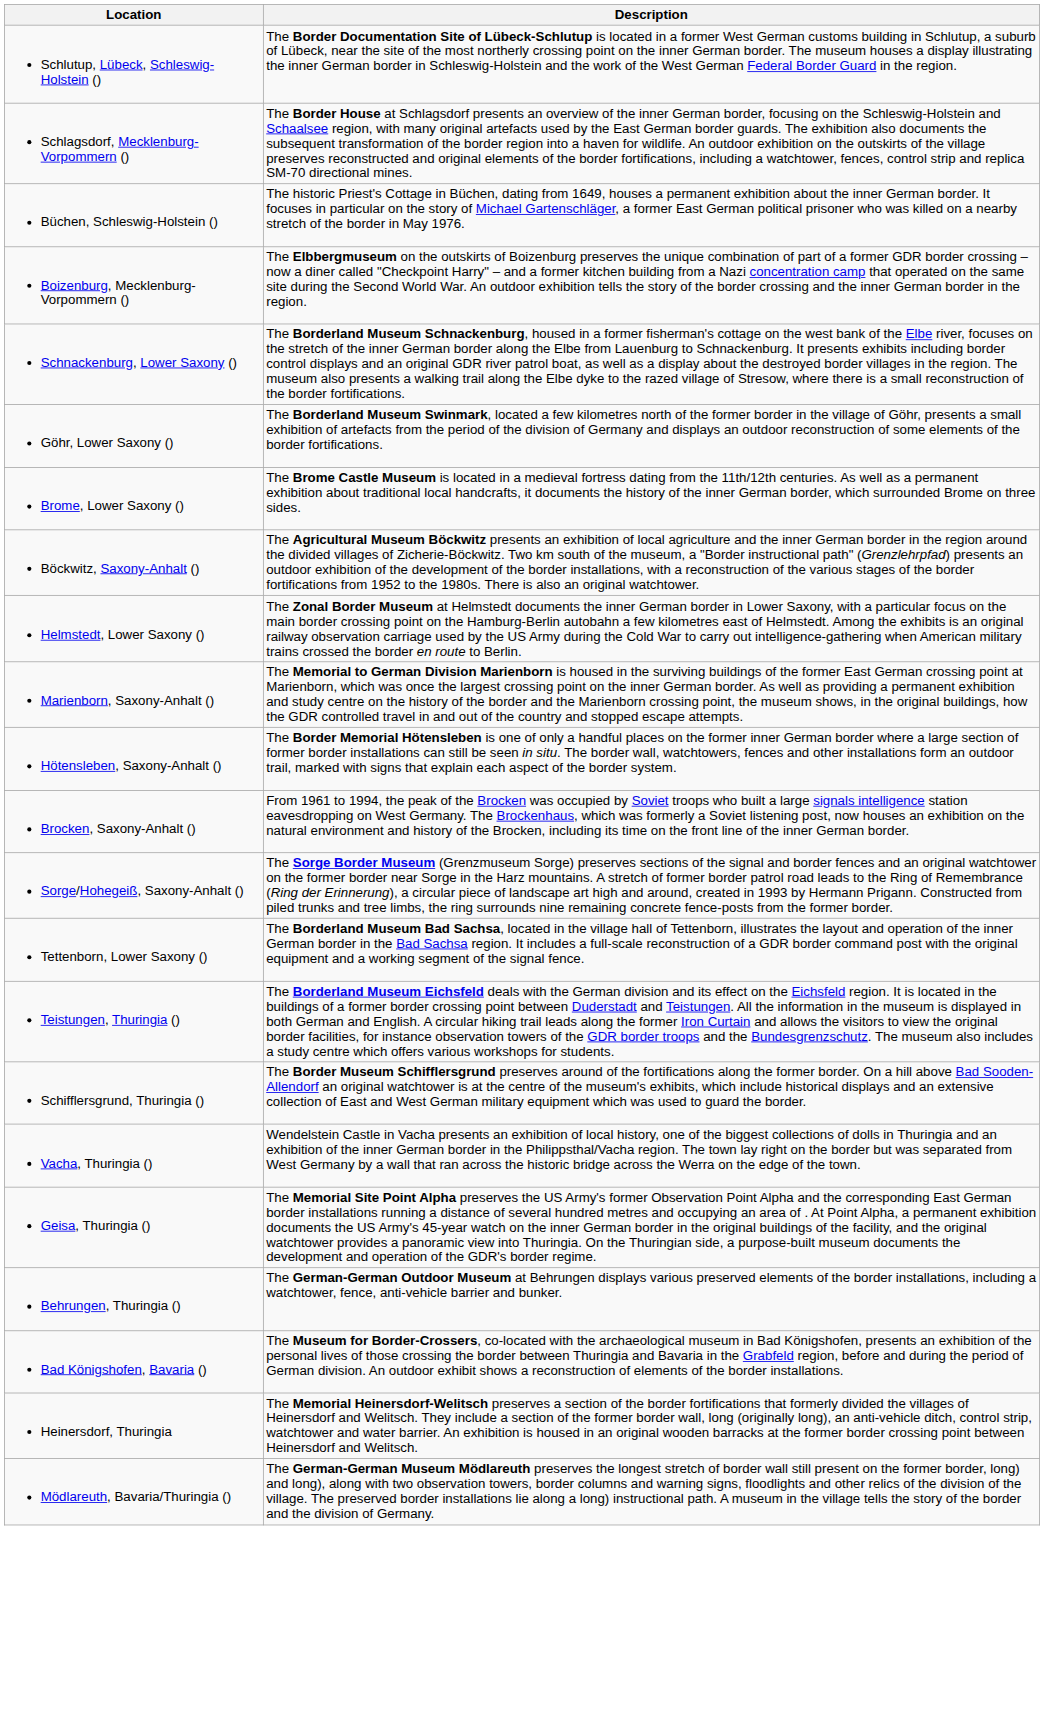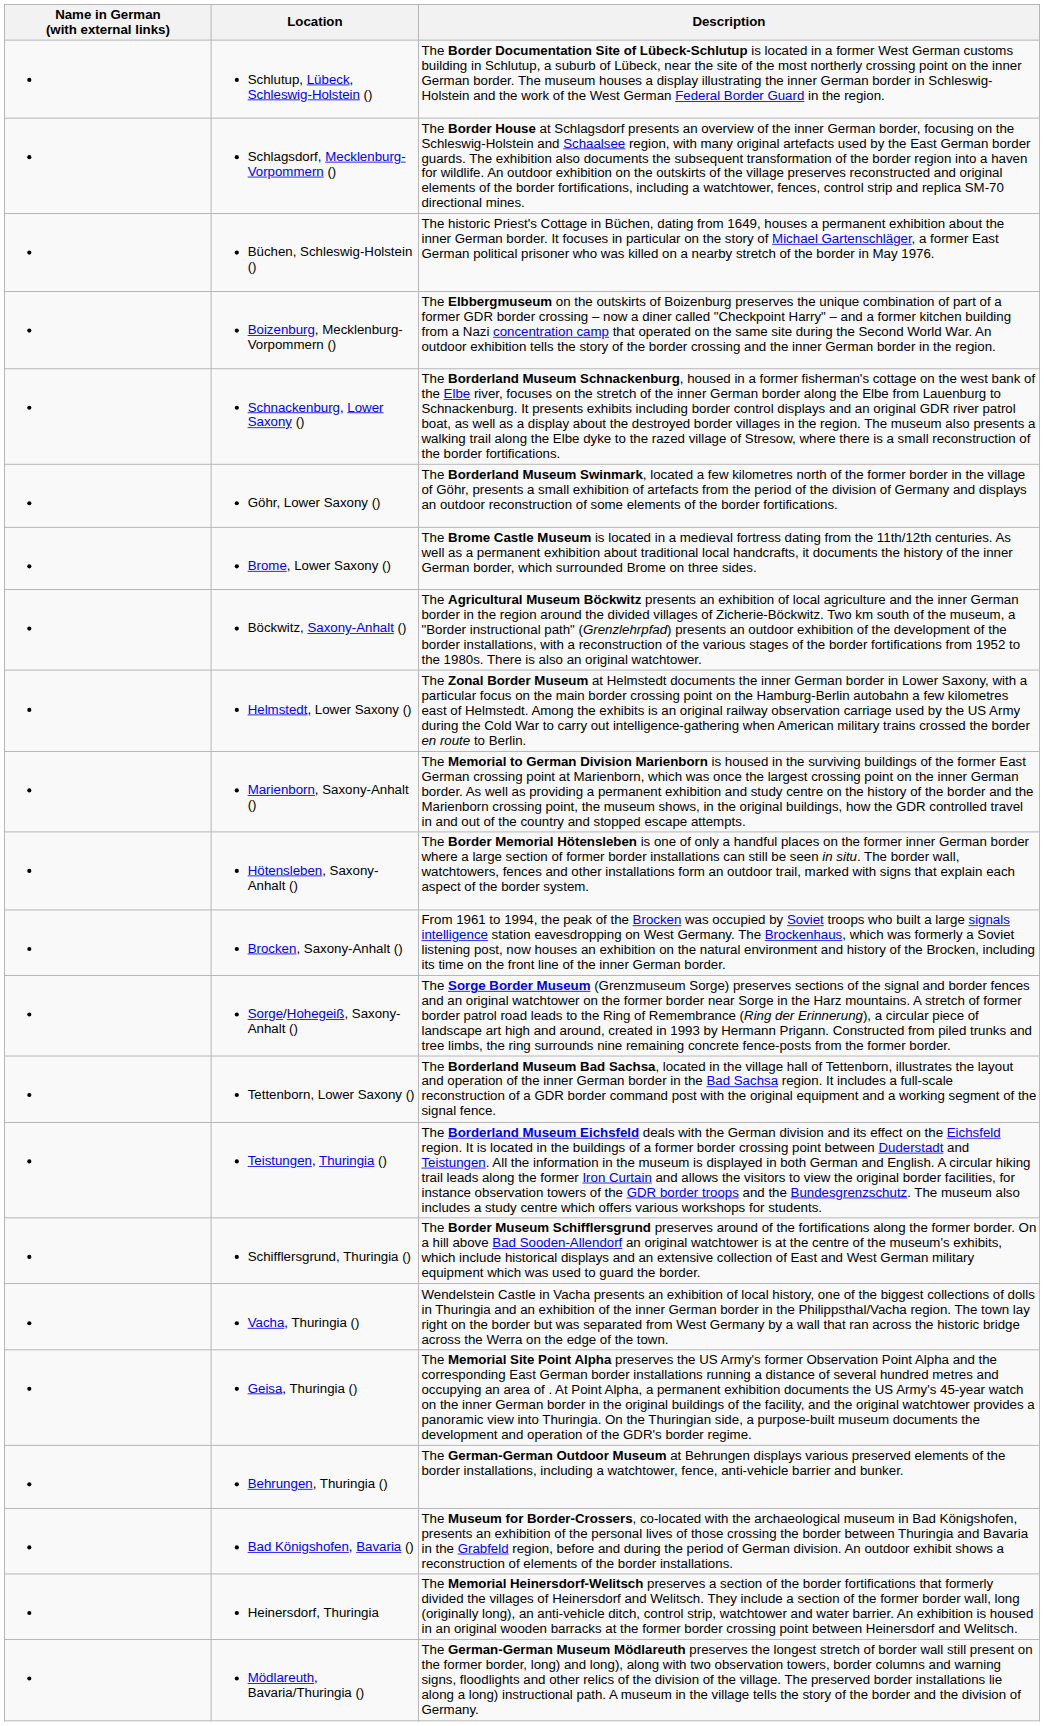+ column: (108, 22)
